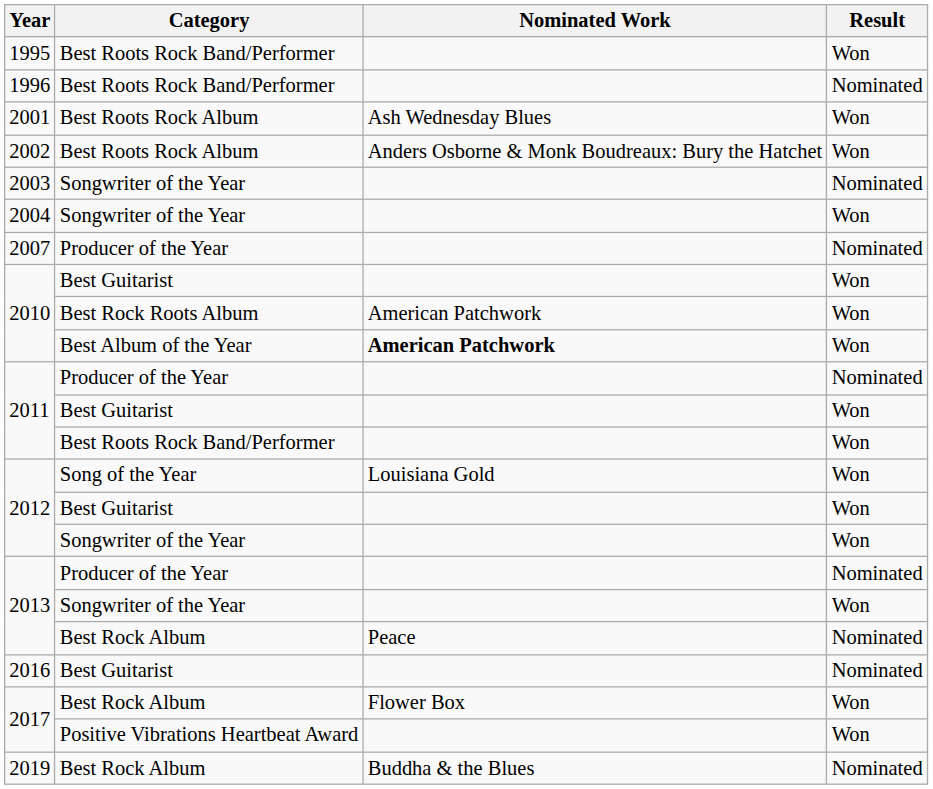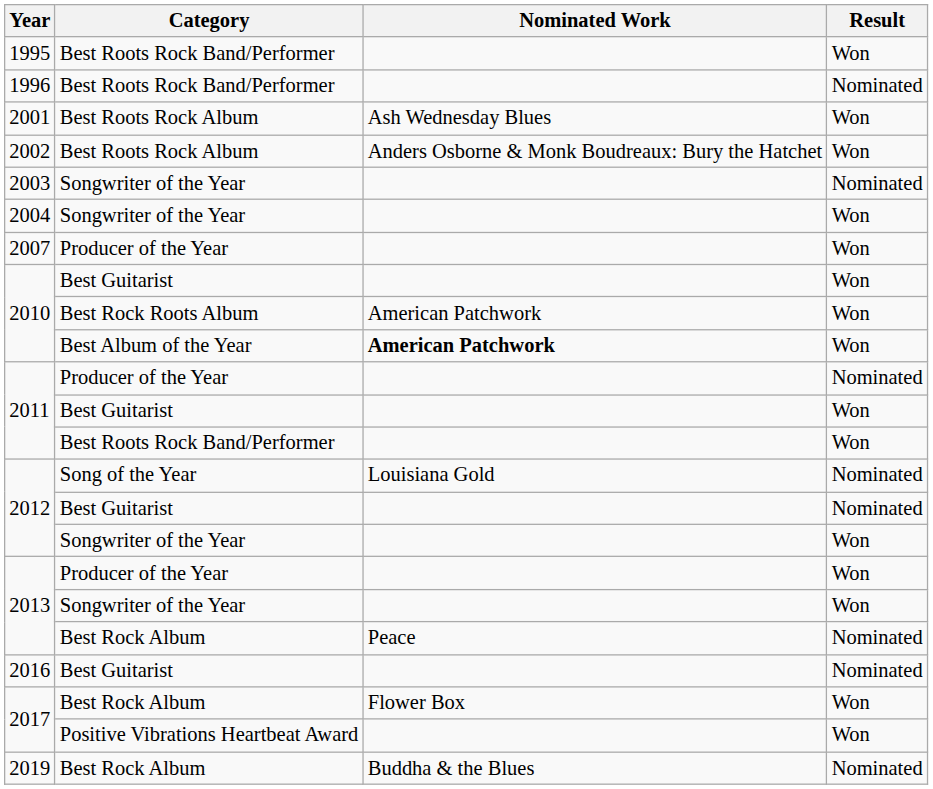(877, 248) Nominated -> (851, 248) Won
(851, 475) Won -> (877, 475) Nominated
(851, 507) Won -> (877, 507) Nominated
(877, 572) Nominated -> (851, 572) Won
